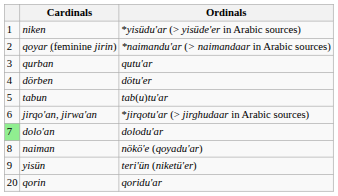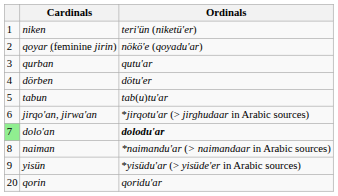(211, 30) *yisüdu'ar (> yisüde'er in Arabic sources) -> (159, 30) teri'ün (niketü'er)
(226, 47) *naimandu'ar (> naimandaar in Arabic sources) -> (162, 47) nökö'e (qoyadu'ar)
(142, 132) normal -> (143, 132) bold
(162, 149) nökö'e (qoyadu'ar) -> (226, 149) *naimandu'ar (> naimandaar in Arabic sources)
(159, 166) teri'ün (niketü'er) -> (211, 166) *yisüdu'ar (> yisüde'er in Arabic sources)
